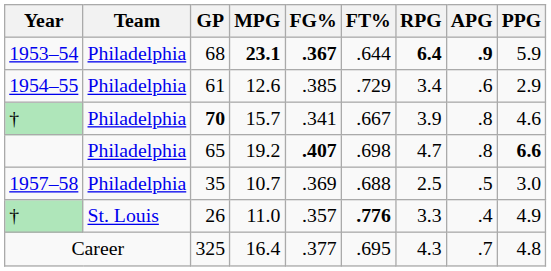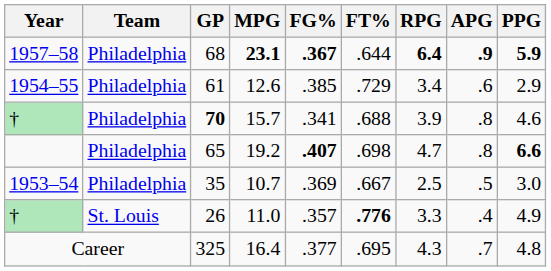(44, 53) 1953–54 -> (44, 53) 1957–58
(529, 53) normal -> (529, 53) bold
(374, 118) .667 -> (374, 118) .688
(44, 183) 1957–58 -> (44, 183) 1953–54
(374, 183) .688 -> (374, 183) .667
